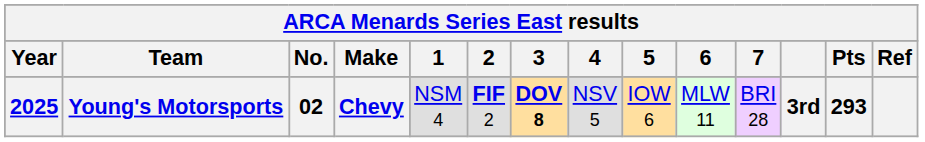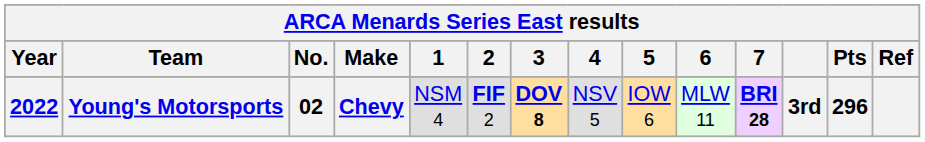(34, 107) 2025 -> (34, 107) 2022
(758, 106) normal -> (759, 107) bold
(849, 107) 293 -> (850, 107) 296
